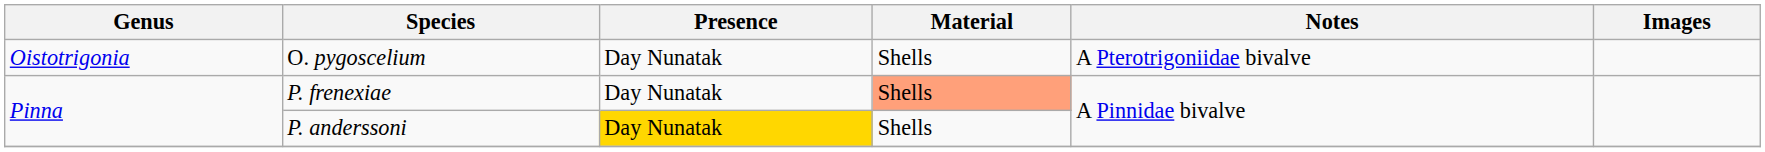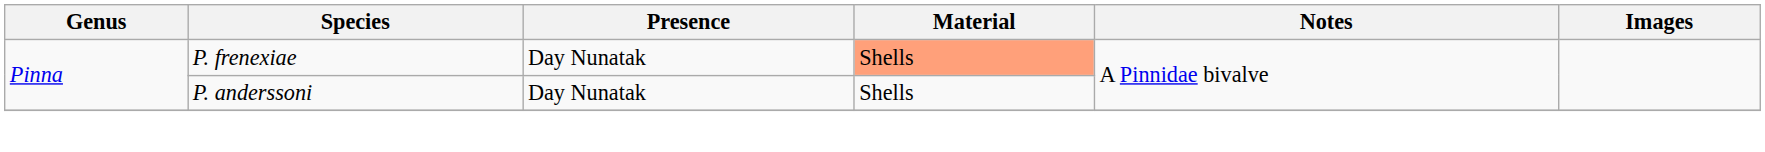- row: (357, 57)
(663, 127) gold background -> (587, 92) no background
